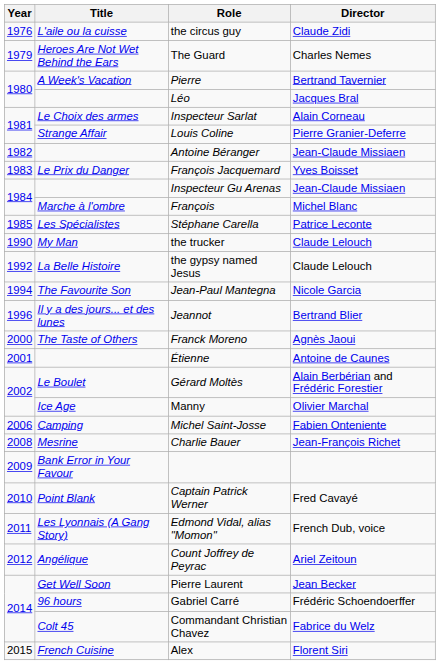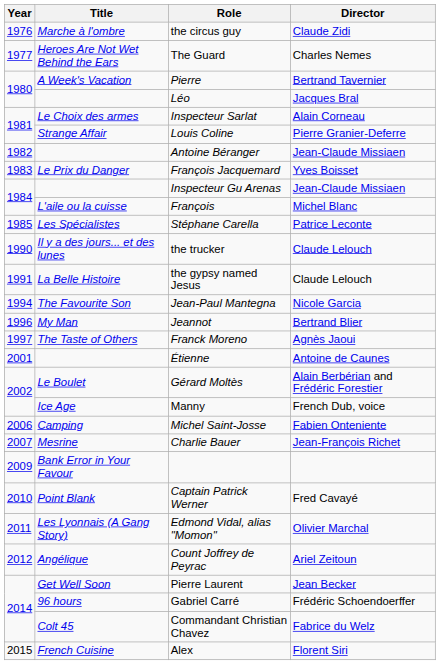(82, 31) L'aile ou la cuisse -> (81, 31) Marche à l'ombre
(20, 55) 1979 -> (20, 55) 1977
(81, 206) Marche à l'ombre -> (82, 206) L'aile ou la cuisse
(58, 242) My Man -> (96, 248) Il y a des jours... et des lunes
(20, 266) 1992 -> (20, 279) 1991
(96, 315) Il y a des jours... et des lunes -> (58, 322) My Man
(20, 340) 2000 -> (20, 340) 1997
(331, 406) Olivier Marchal -> (339, 406) French Dub, voice
(20, 442) 2008 -> (20, 442) 2007
(339, 528) French Dub, voice -> (331, 528) Olivier Marchal
